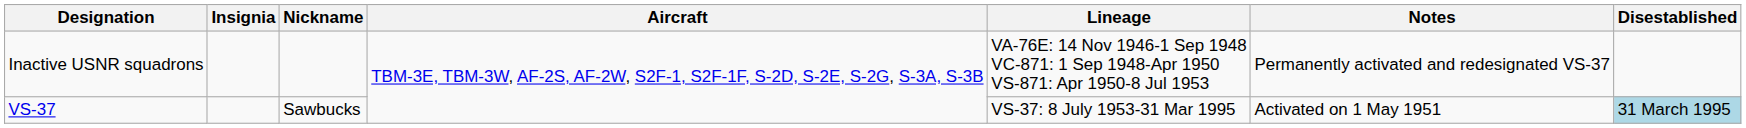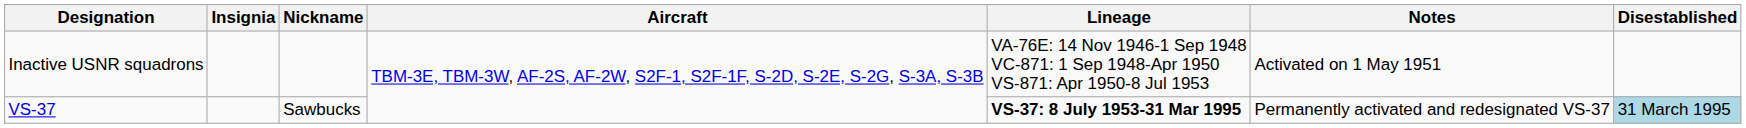(1432, 63) Permanently activated and redesignated VS-37 -> (1348, 63) Activated on 1 May 1951
(1113, 109) normal -> (1116, 109) bold
(1348, 109) Activated on 1 May 1951 -> (1432, 109) Permanently activated and redesignated VS-37
